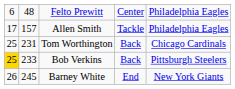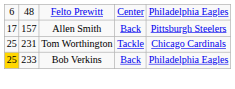(131, 28) Tackle -> (131, 28) Back
(189, 28) Philadelphia Eagles -> (189, 28) Pittsburgh Steelers
(131, 44) Back -> (131, 44) Tackle
(189, 60) Pittsburgh Steelers -> (189, 60) Philadelphia Eagles
- row: (77, 76)
